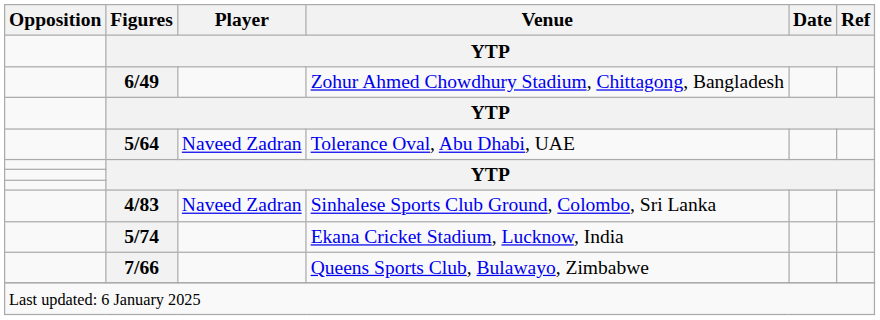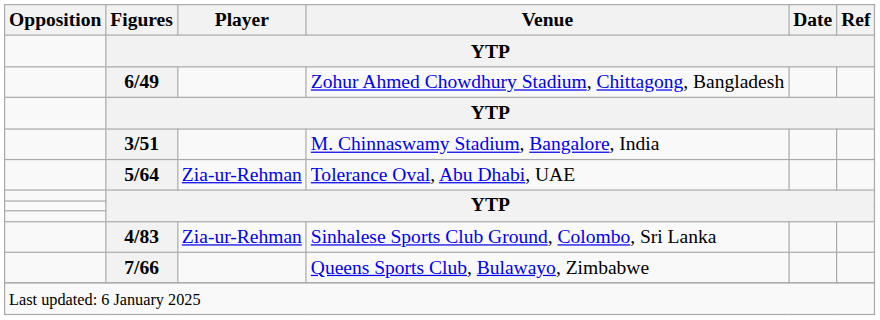+ row: (142, 143)
(242, 143) Naveed Zadran -> (242, 174) Zia-ur-Rehman
(242, 205) Naveed Zadran -> (242, 236) Zia-ur-Rehman
- row: (142, 236)
